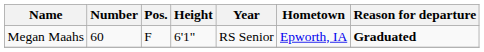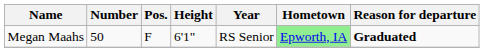(97, 36) 60 -> (97, 36) 50
(314, 36) no background -> (314, 36) lightgreen background
